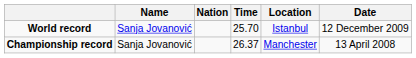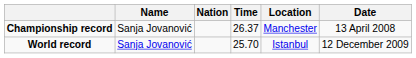rows swapped: (60, 28) <-> (60, 45)
